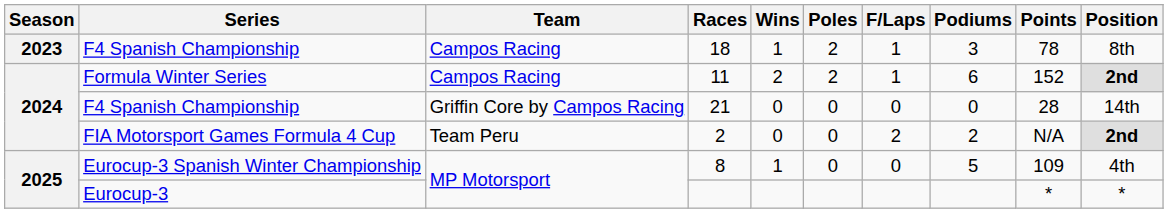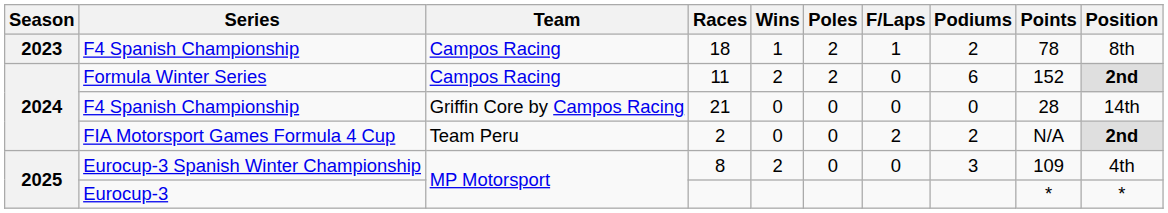(973, 49) 3 -> (973, 49) 2
(896, 78) 1 -> (896, 78) 0
(778, 165) 1 -> (778, 165) 2
(973, 165) 5 -> (973, 165) 3
